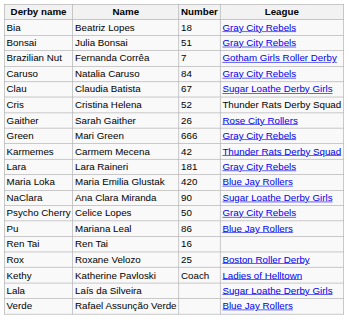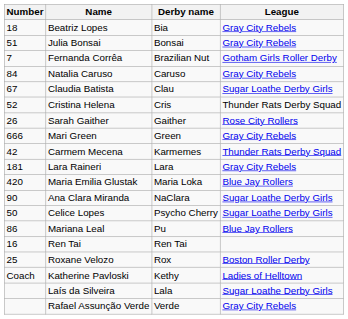columns swapped: (199, 12) <-> (39, 12)
(259, 213) Gray City Rebels -> (277, 213) Sugar Loathe Derby Girls
(258, 306) Blue Jay Rollers -> (259, 306) Gray City Rebels
